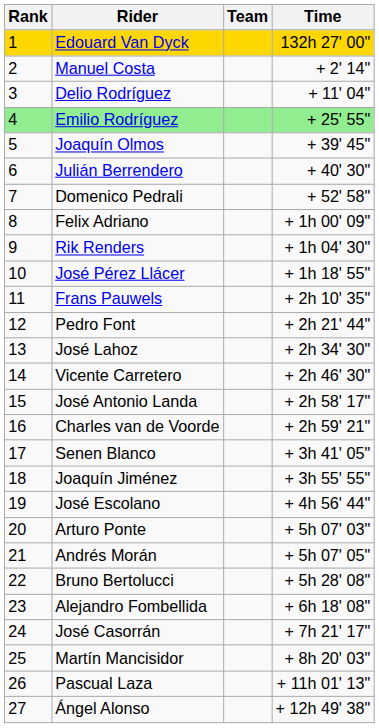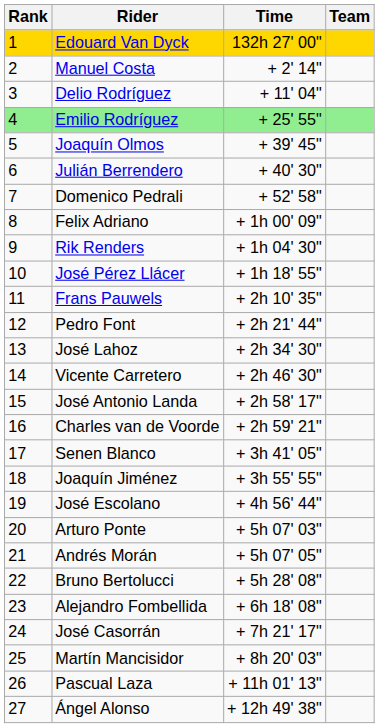columns swapped: (248, 17) <-> (323, 17)
